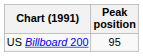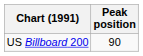(115, 42) 95 -> (115, 42) 90
